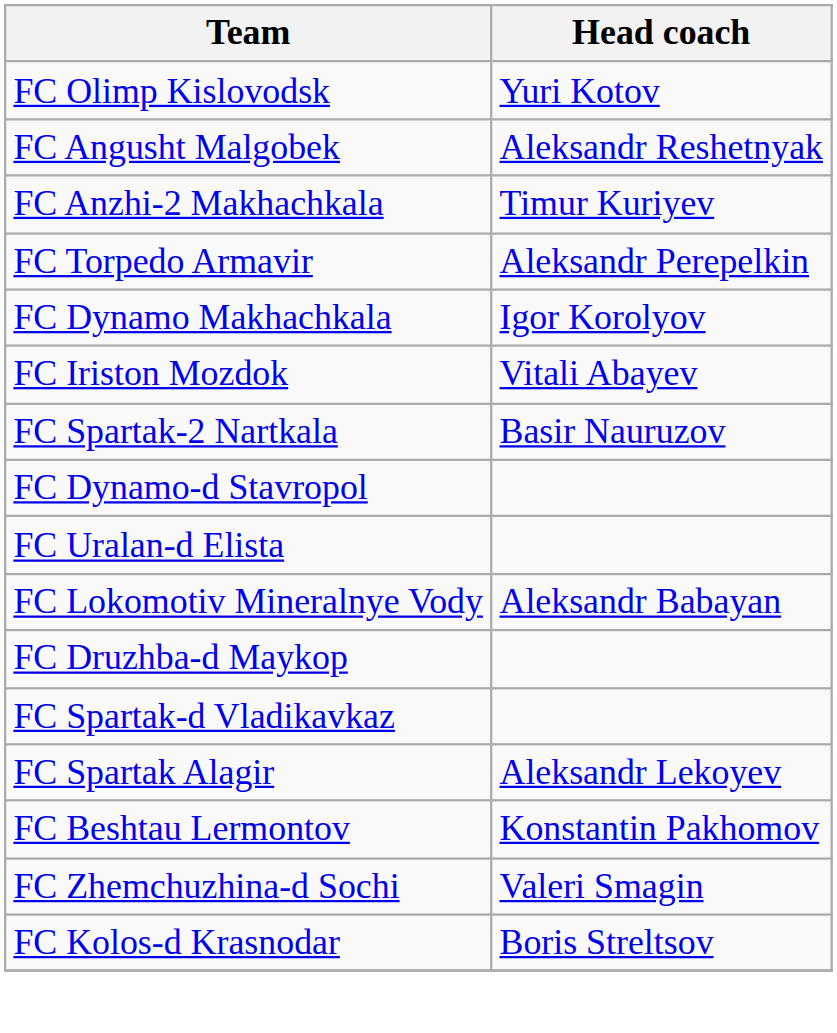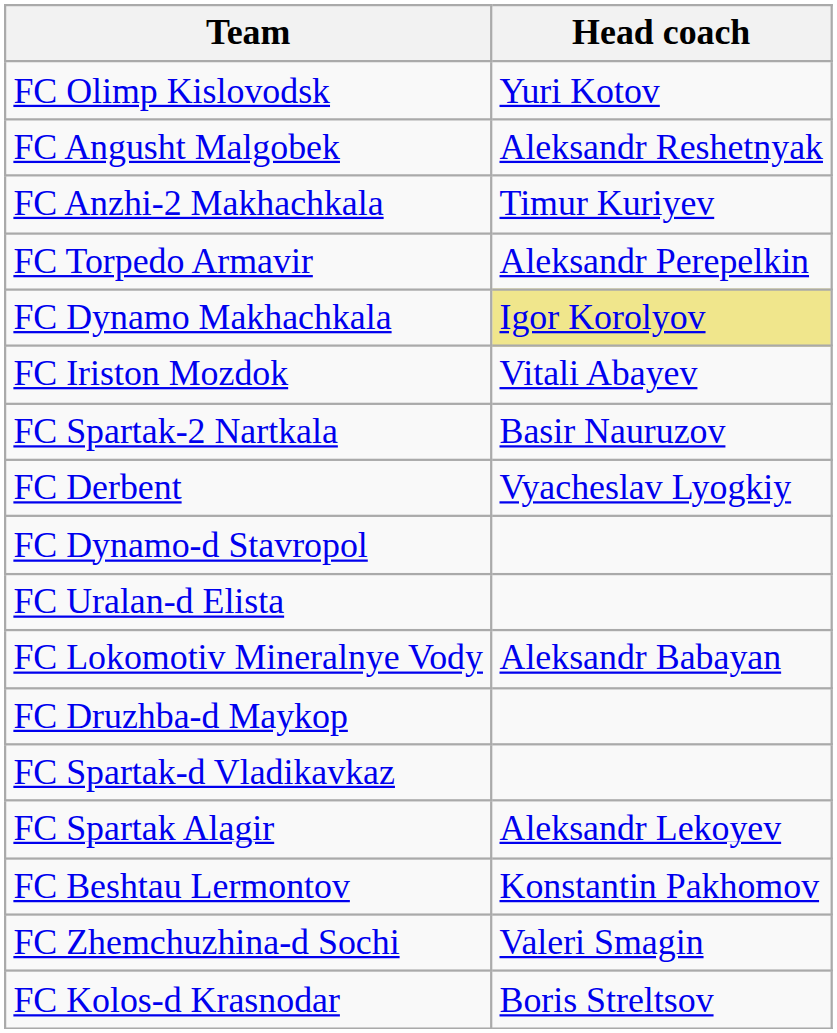(603, 317) no background -> (603, 317) khaki background
+ row: (98, 487)
